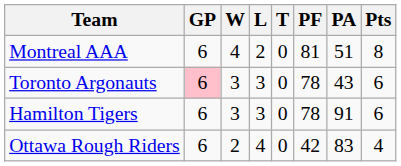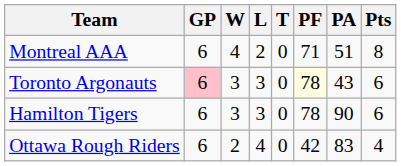(310, 51) 81 -> (310, 51) 71
(310, 82) no background -> (310, 82) lightyellow background
(344, 113) 91 -> (344, 113) 90
